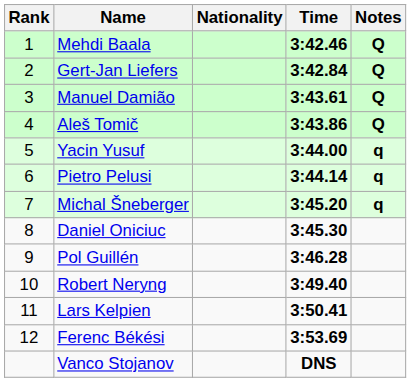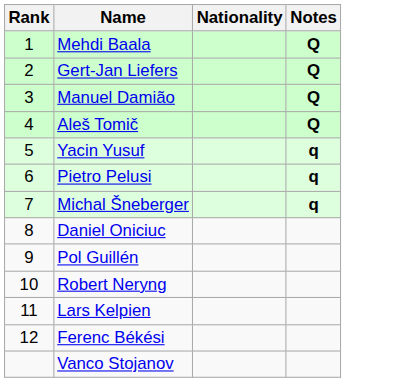- column: (319, 17)
